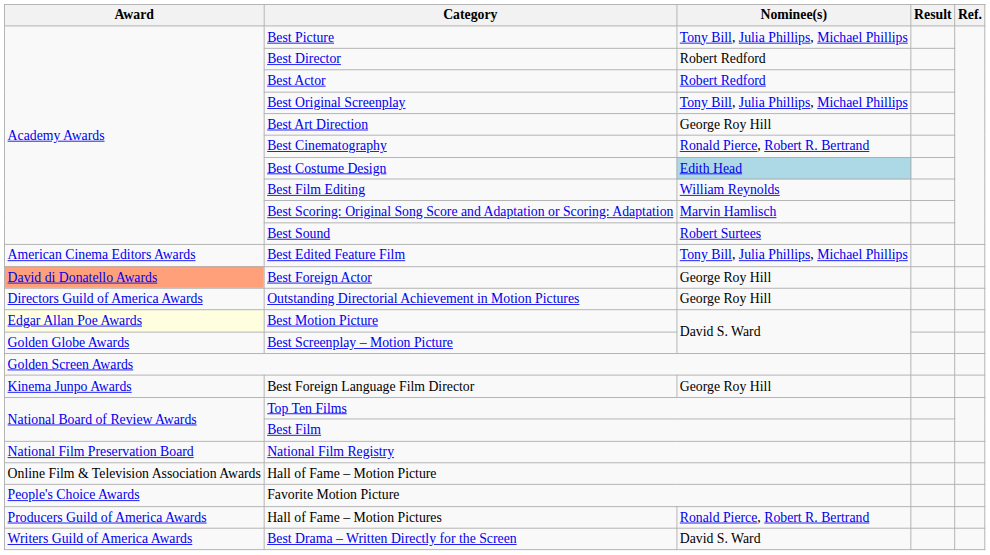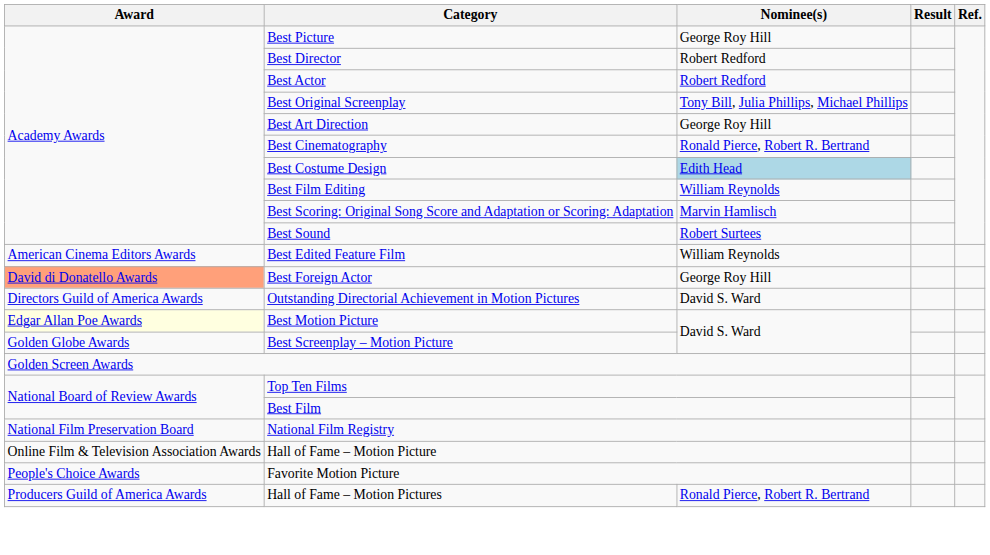(794, 37) Tony Bill, Julia Phillips, Michael Phillips -> (725, 37) George Roy Hill
(794, 255) Tony Bill, Julia Phillips, Michael Phillips -> (730, 255) William Reynolds
(725, 299) George Roy Hill -> (720, 299) David S. Ward
- row: (371, 386)
- row: (392, 539)
